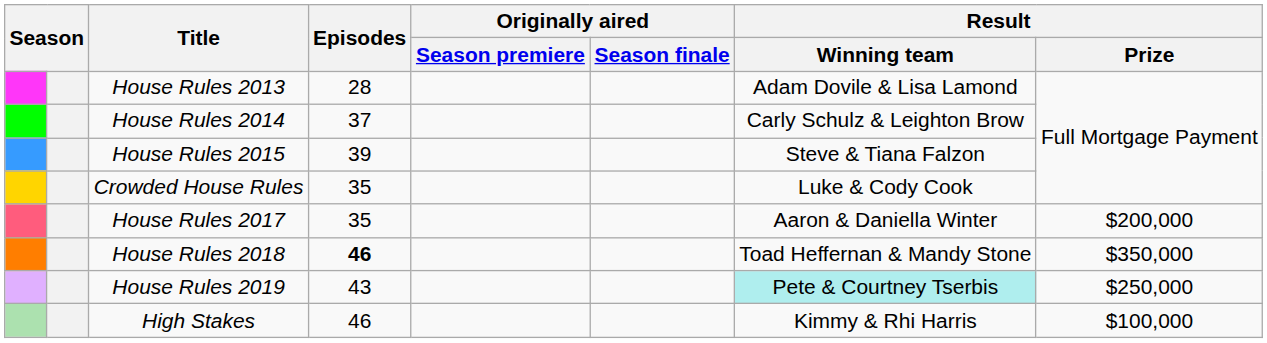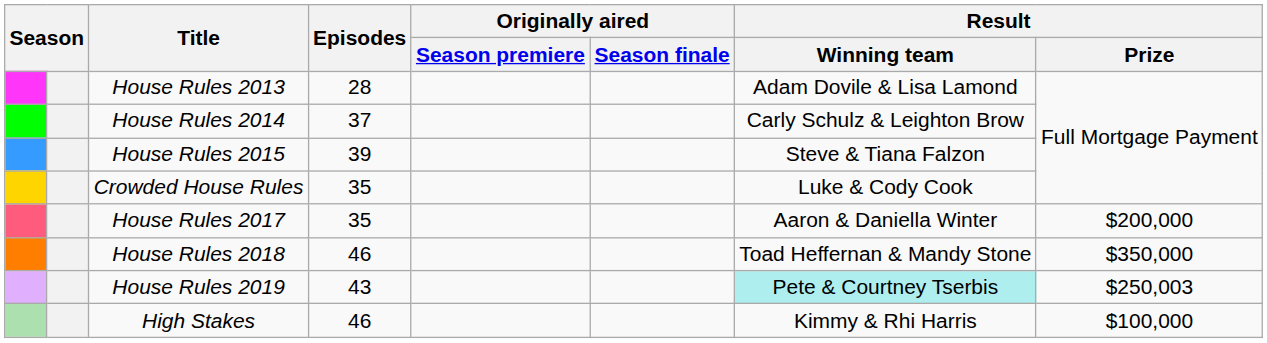(360, 253) bold -> (360, 253) normal
(1149, 287) $250,000 -> (1149, 287) $250,003
